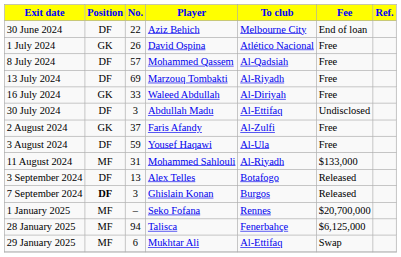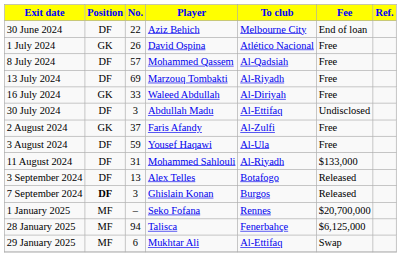(105, 161) MF -> (105, 161) DF
